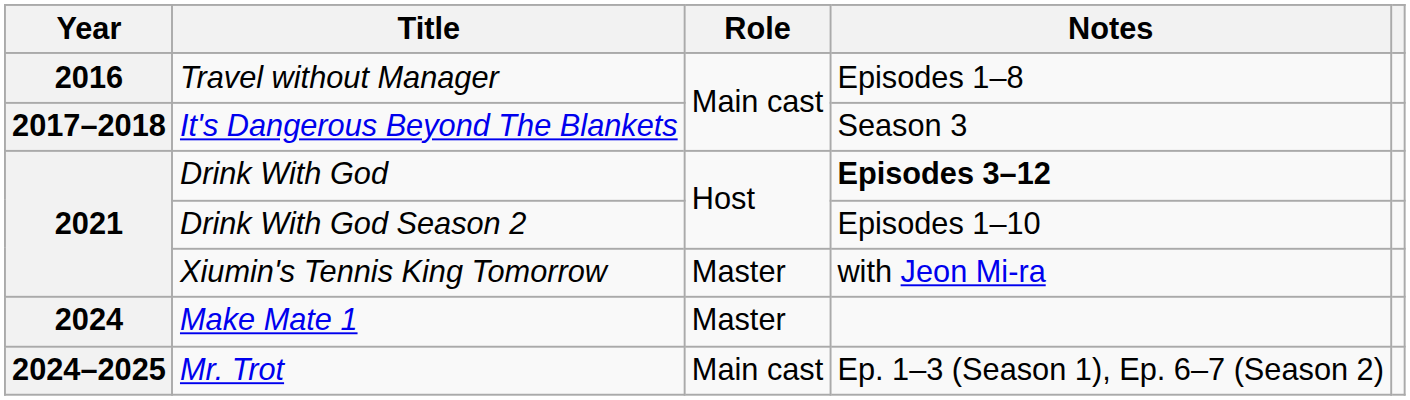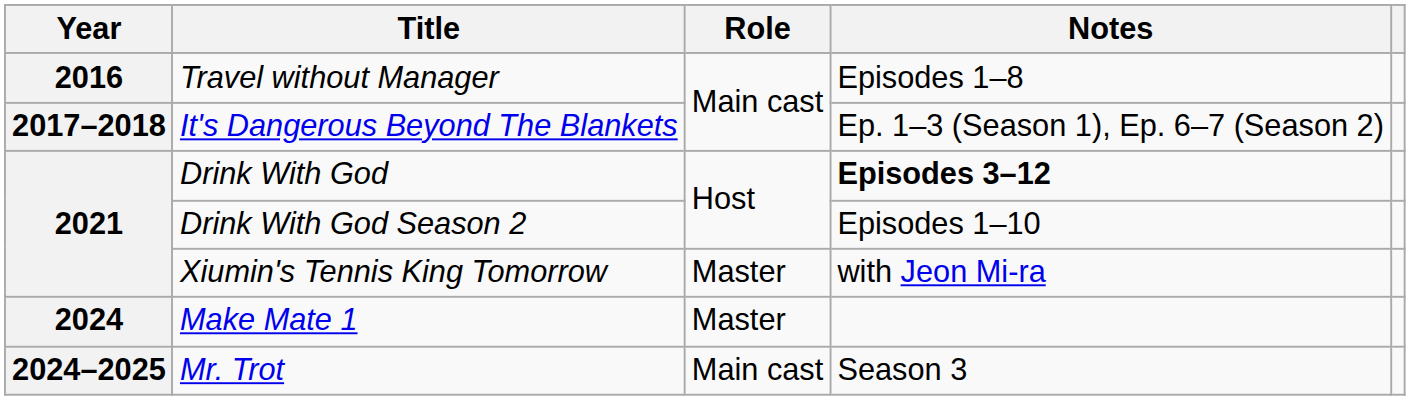(902, 126) Season 3 -> (1111, 126) Ep. 1–3 (Season 1), Ep. 6–7 (Season 2)
(1111, 369) Ep. 1–3 (Season 1), Ep. 6–7 (Season 2) -> (902, 369) Season 3
